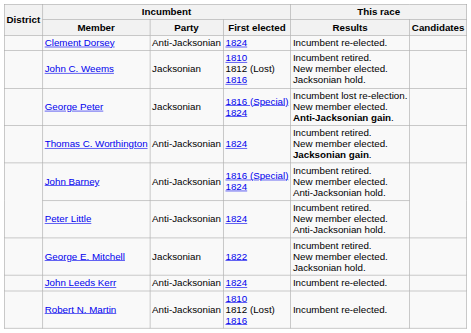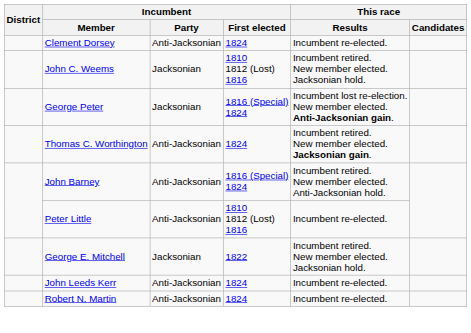(236, 219) 1824 -> (250, 219) 1810 1812 (Lost) 1816
(340, 219) Incumbent retired. New member elected. Anti-Jacksonian hold. -> (340, 219) Incumbent re-elected.
(250, 309) 1810 1812 (Lost) 1816 -> (236, 298) 1824
